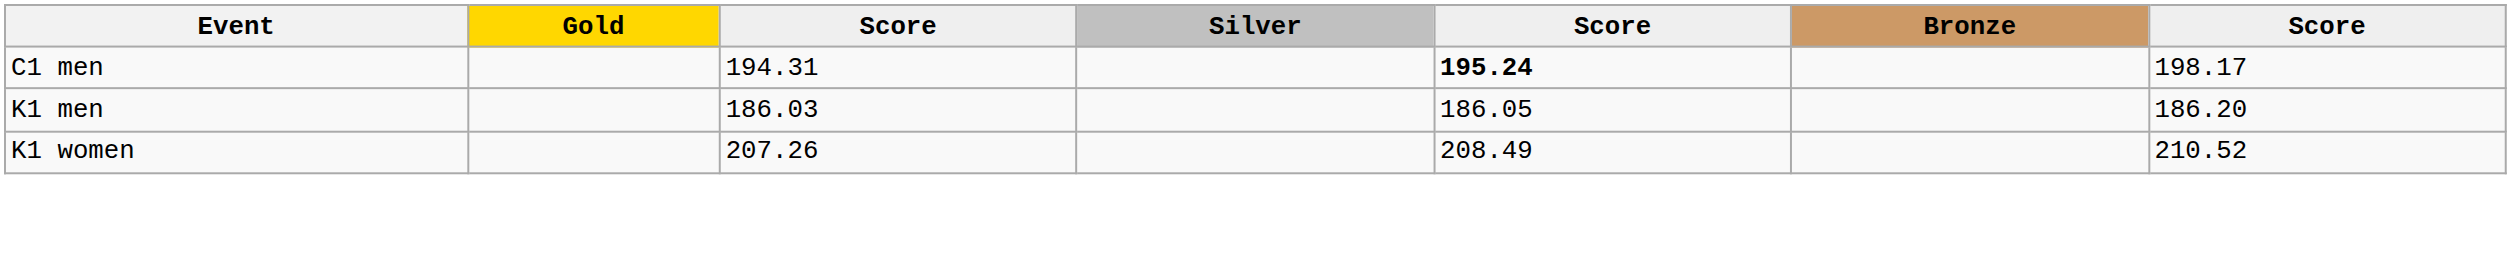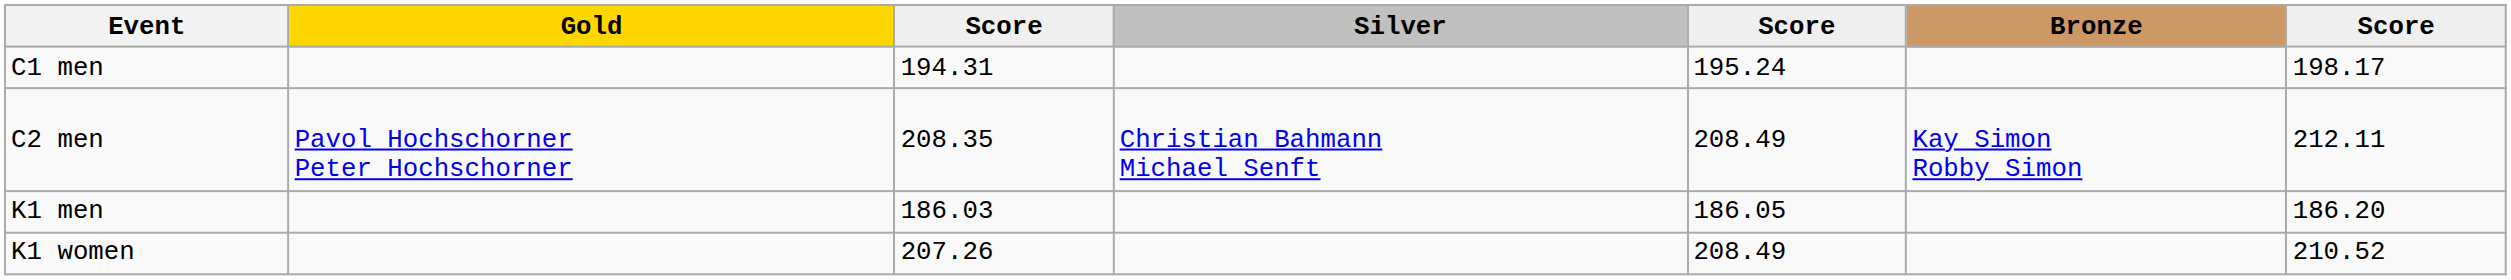(1486, 68) bold -> (1740, 68) normal
+ row: (57, 140)
